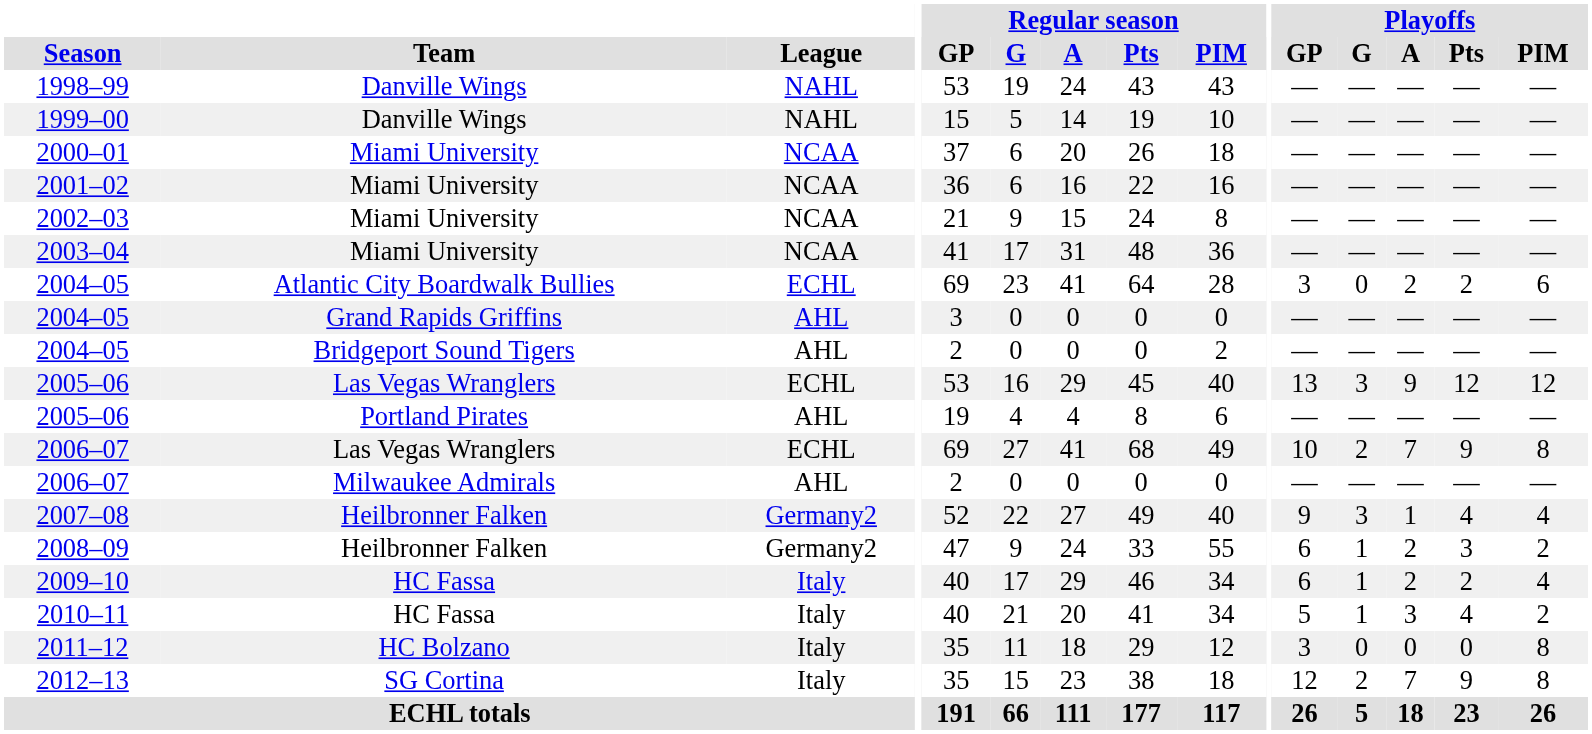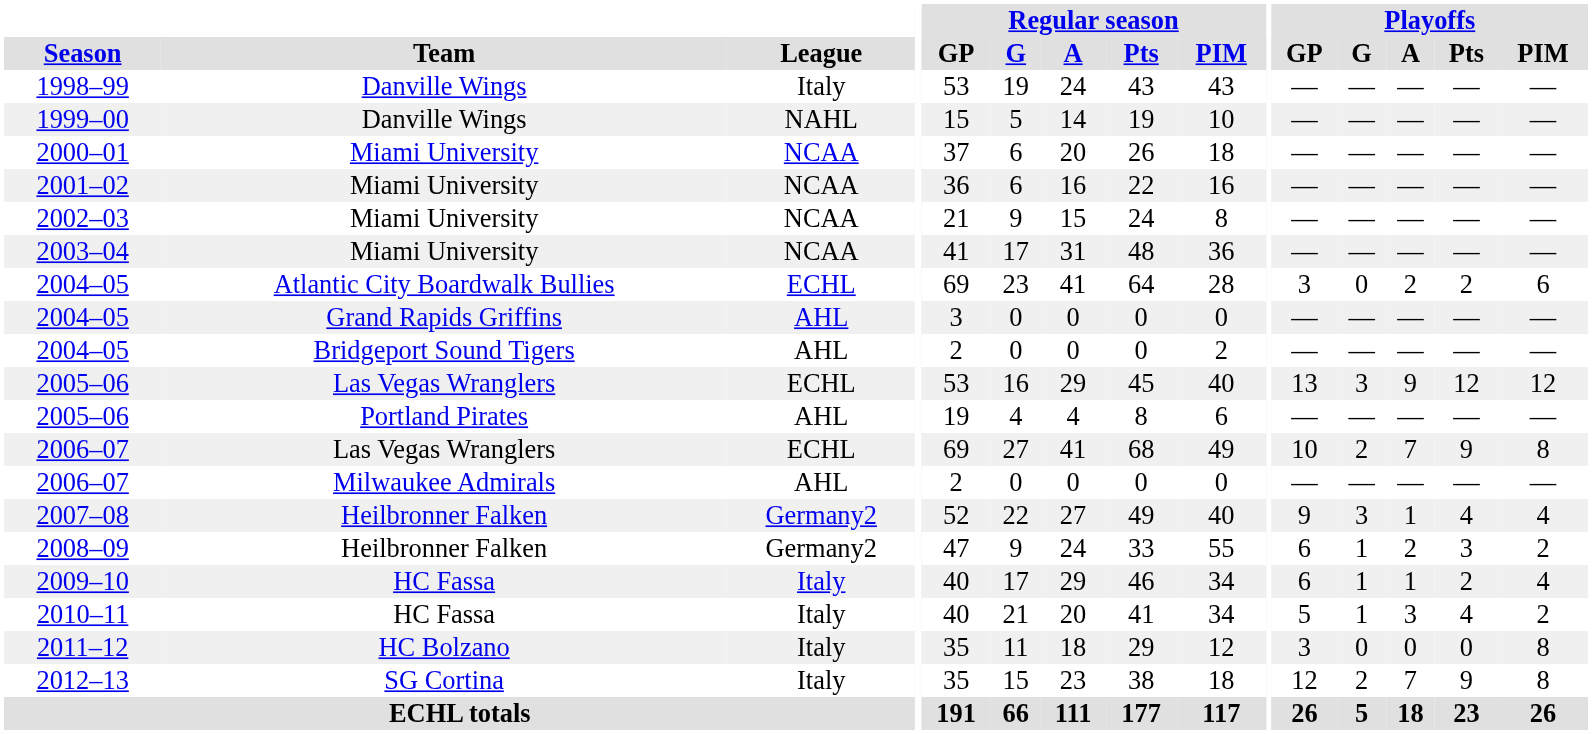(821, 86) NAHL -> (821, 86) Italy
(1410, 581) 2 -> (1410, 581) 1
